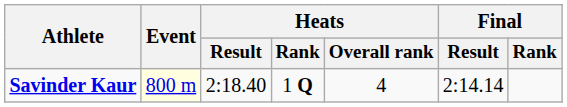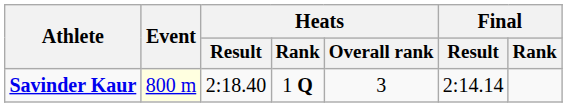(381, 85) 4 -> (381, 85) 3
